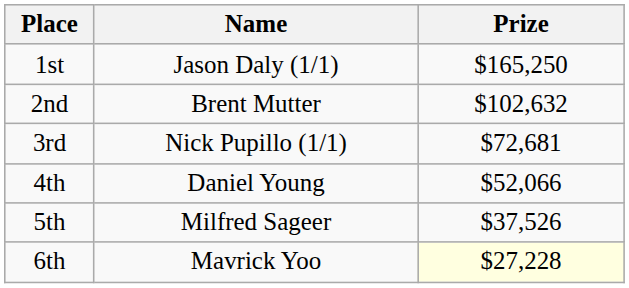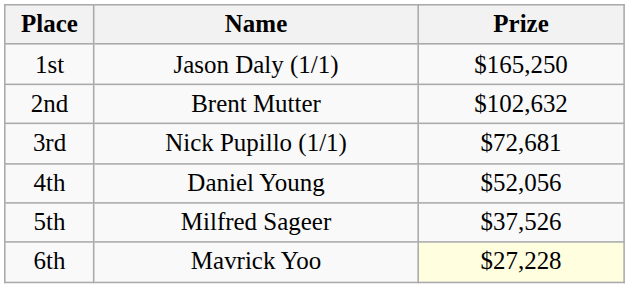(521, 182) $52,066 -> (521, 182) $52,056
